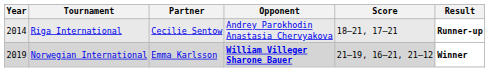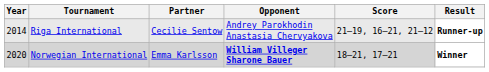(367, 30) 18–21, 17–21 -> (385, 30) 21–19, 16–21, 21–12
(17, 55) 2019 -> (17, 55) 2020
(385, 55) 21–19, 16–21, 21–12 -> (367, 55) 18–21, 17–21
